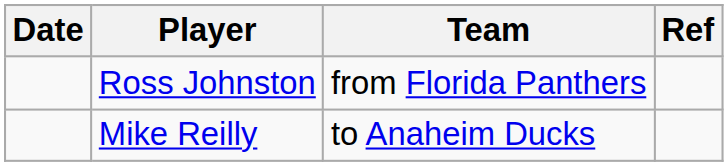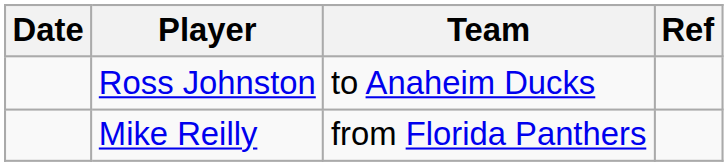(489, 82) from Florida Panthers -> (463, 82) to Anaheim Ducks
(463, 134) to Anaheim Ducks -> (489, 134) from Florida Panthers
